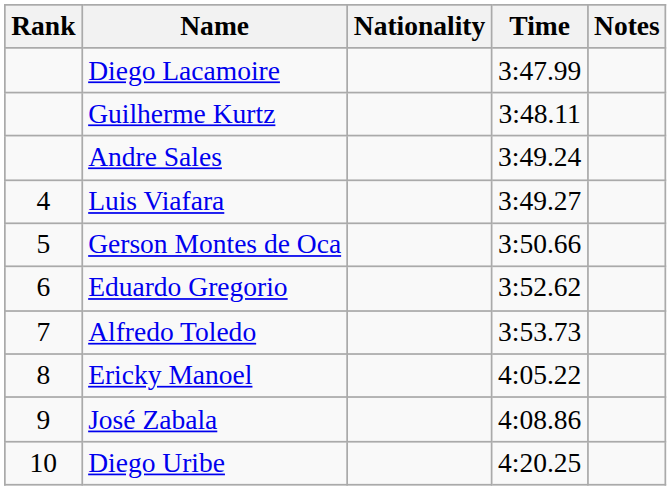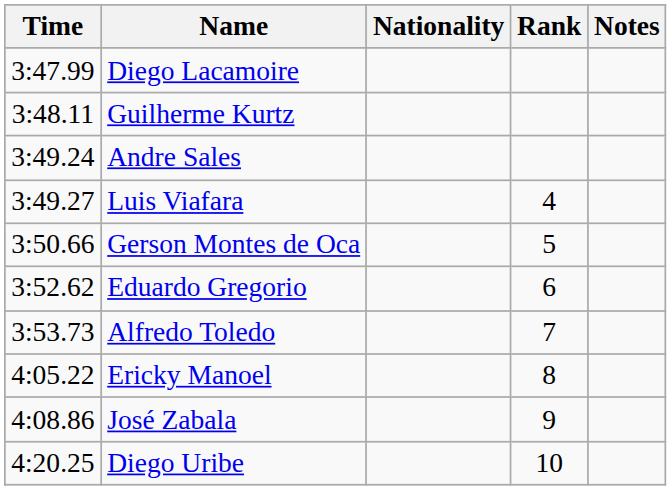columns swapped: (43, 26) <-> (540, 26)
